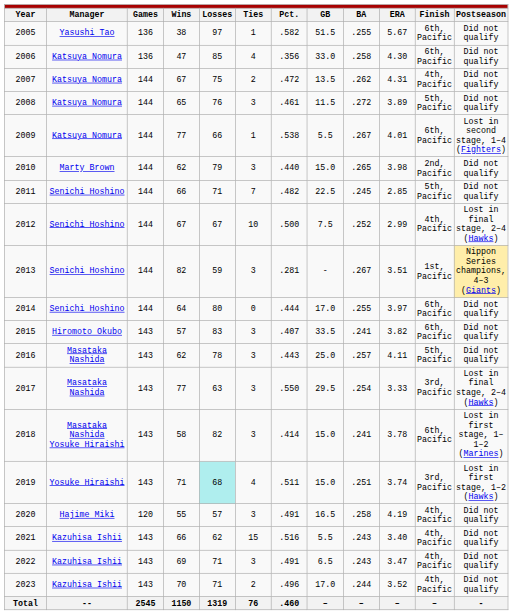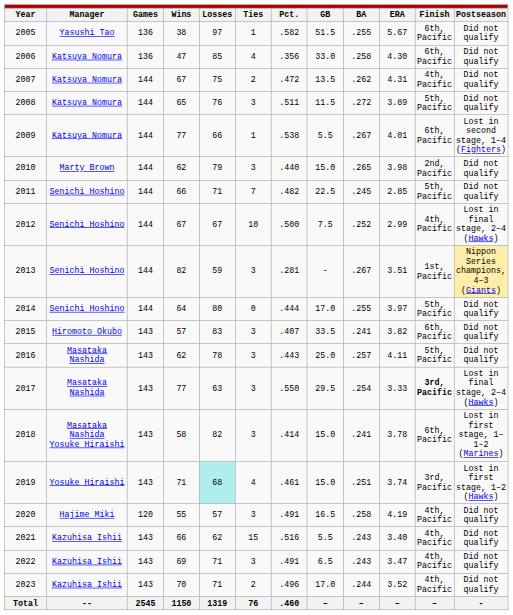(289, 103) .461 -> (289, 103) .511
(435, 309) 6th, Pacific -> (435, 309) 5th, Pacific
(435, 388) normal -> (435, 388) bold
(289, 482) .511 -> (289, 482) .461
